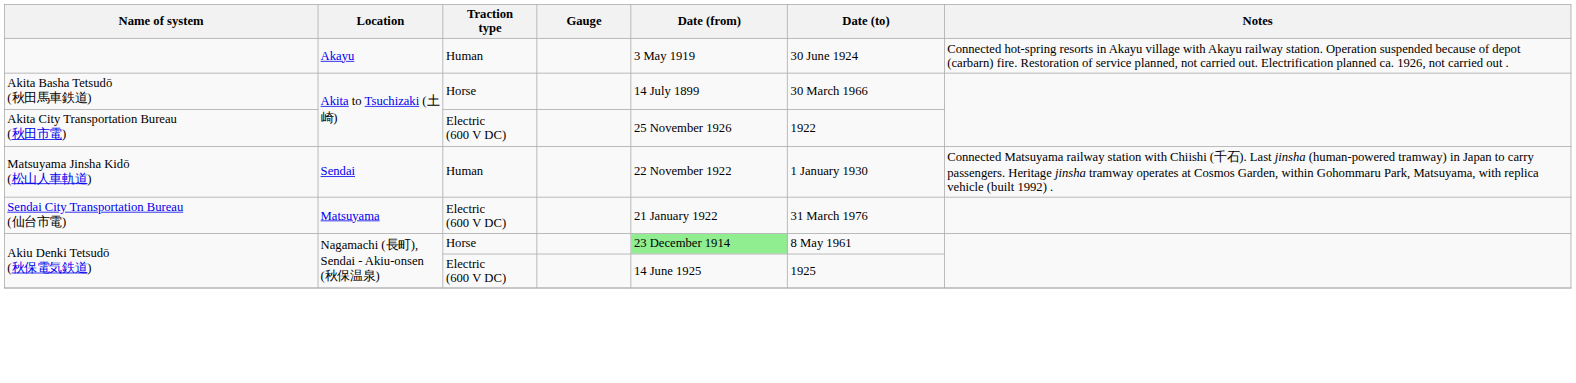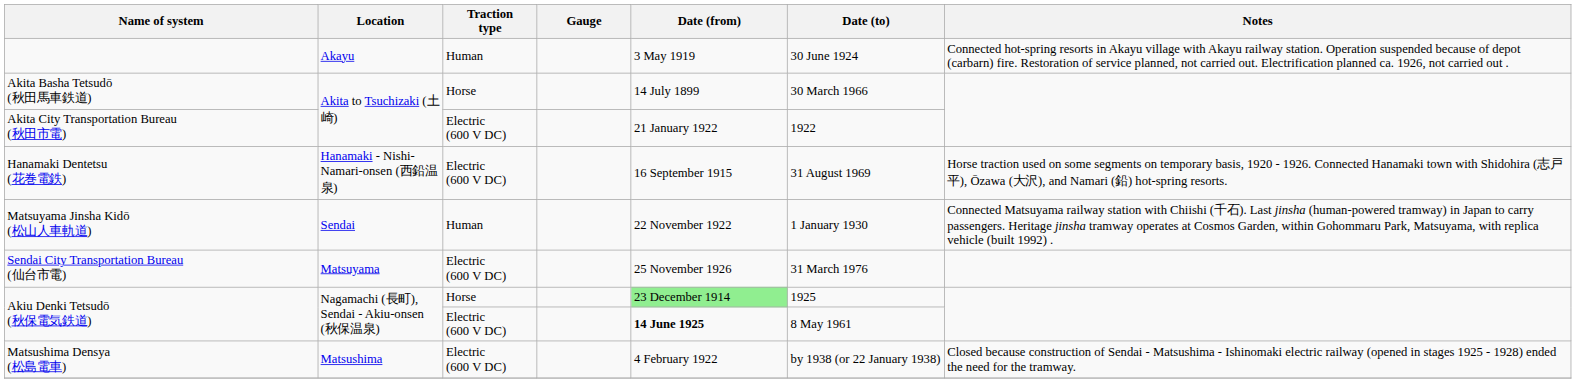(683, 127) 25 November 1926 -> (676, 127) 21 January 1922
+ row: (57, 172)
(676, 215) 21 January 1922 -> (683, 268) 25 November 1926
(821, 243) 8 May 1961 -> (803, 297) 1925
(668, 270) normal -> (669, 324) bold
(803, 270) 1925 -> (821, 324) 8 May 1961
+ row: (59, 358)
